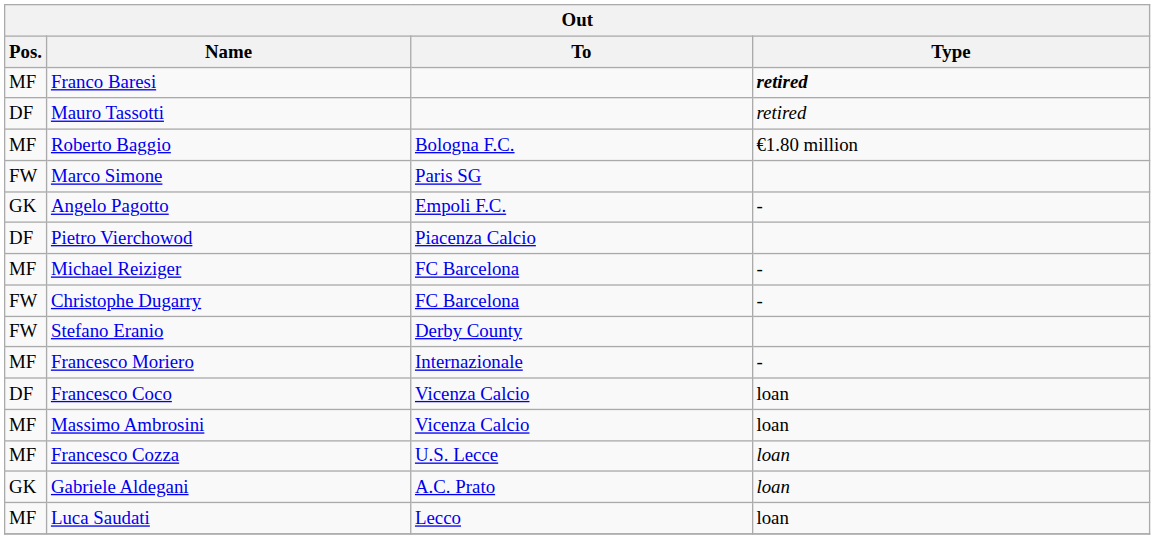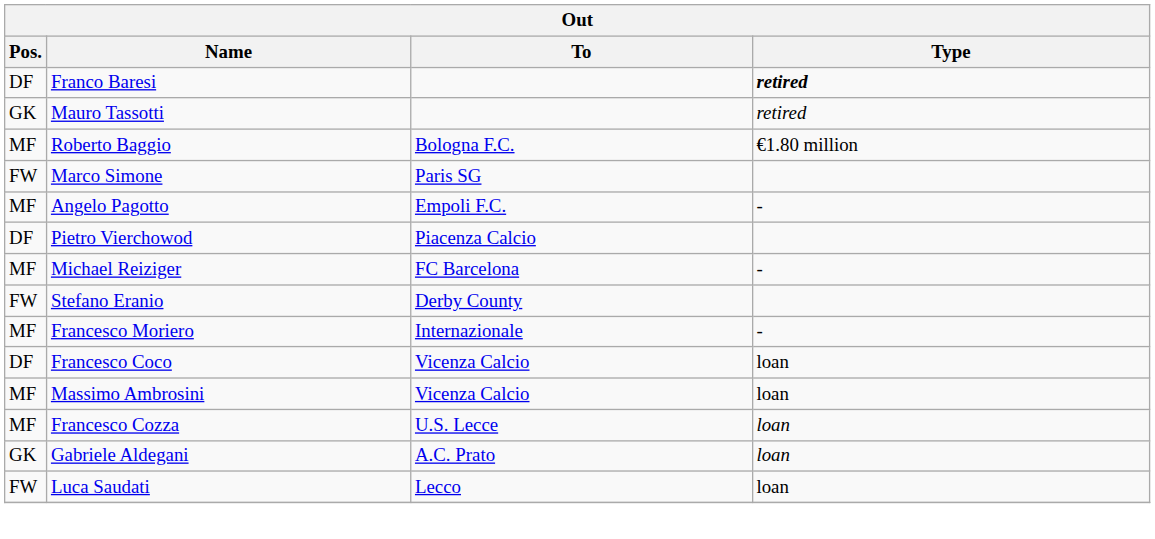(23, 82) MF -> (21, 82) DF
(21, 113) DF -> (23, 113) GK
(23, 207) GK -> (23, 207) MF
- row: (126, 300)
(23, 518) MF -> (23, 487) FW
